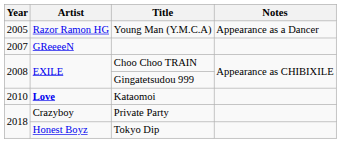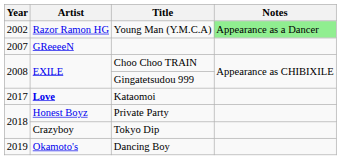(17, 29) 2005 -> (17, 29) 2002
(267, 29) no background -> (267, 29) lightgreen background
(17, 96) 2010 -> (17, 96) 2017
(53, 113) Crazyboy -> (60, 113) Honest Boyz
(60, 130) Honest Boyz -> (53, 130) Crazyboy
+ row: (142, 146)
